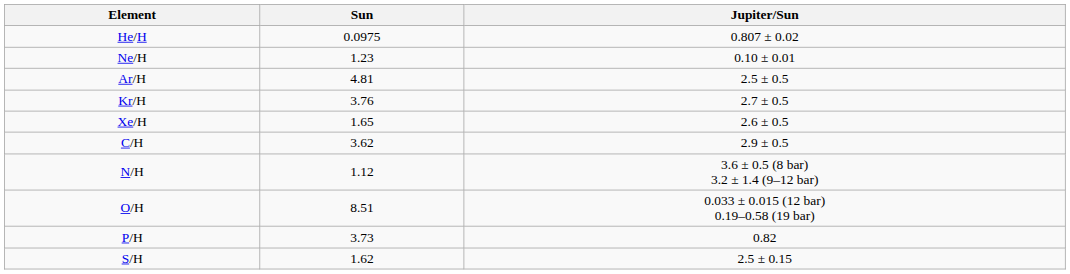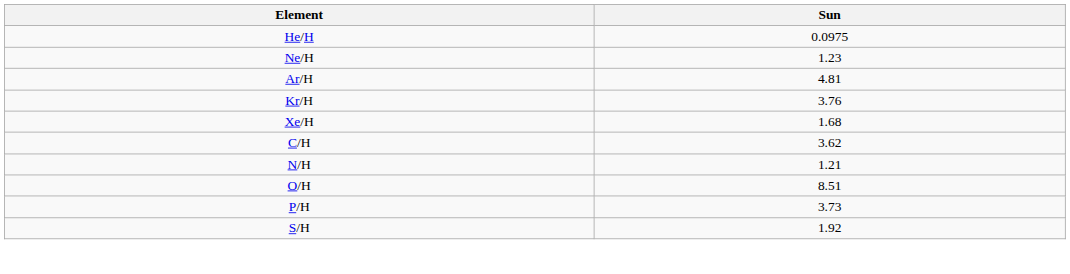- column: (765, 15)
(362, 121) 1.65 -> (830, 121) 1.68
(362, 171) 1.12 -> (830, 164) 1.21
(362, 258) 1.62 -> (830, 228) 1.92
